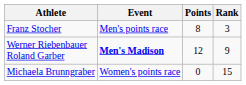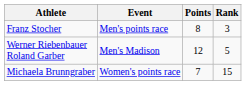(132, 51) bold -> (130, 51) normal
(227, 51) 9 -> (227, 51) 5
(198, 72) 0 -> (198, 72) 7
